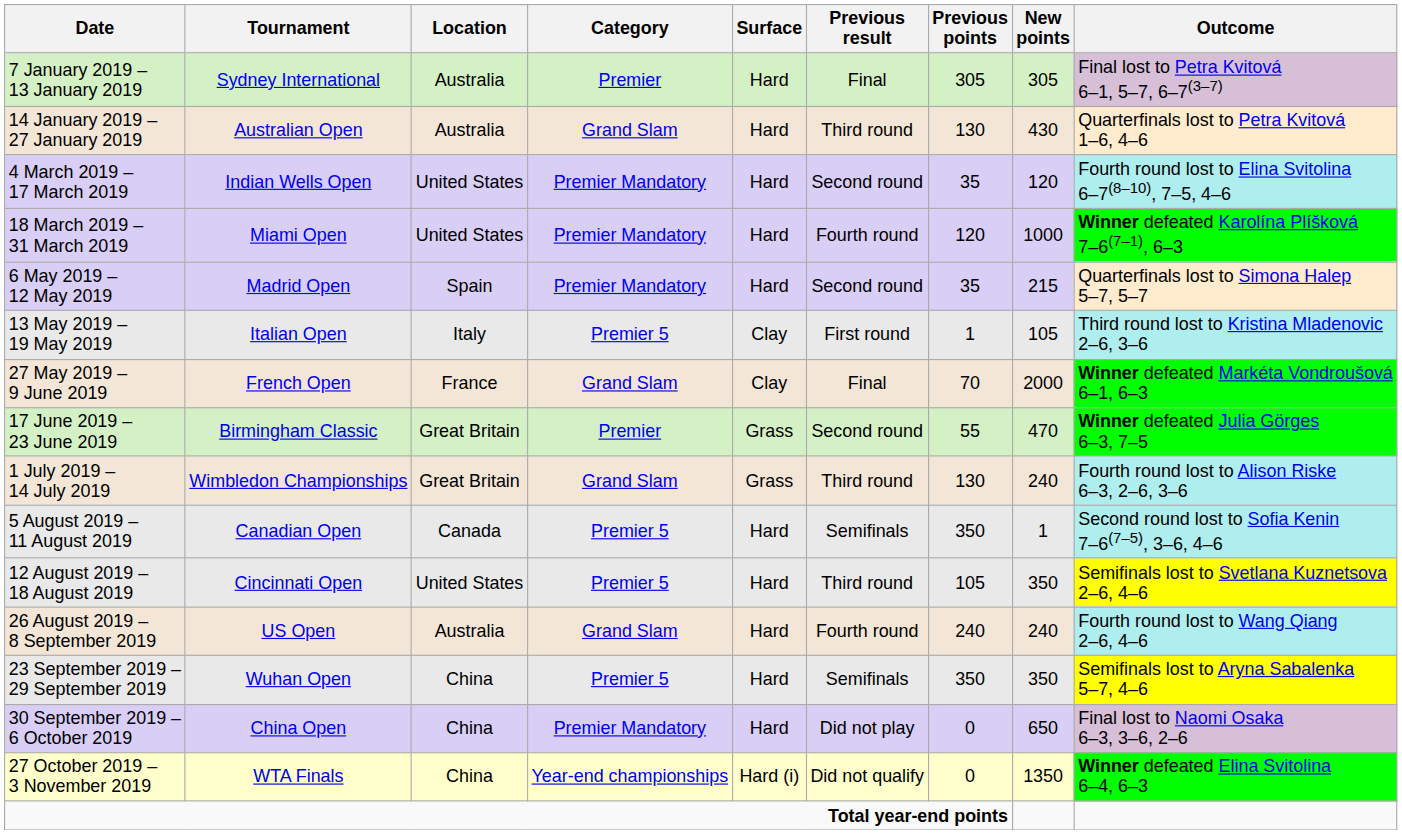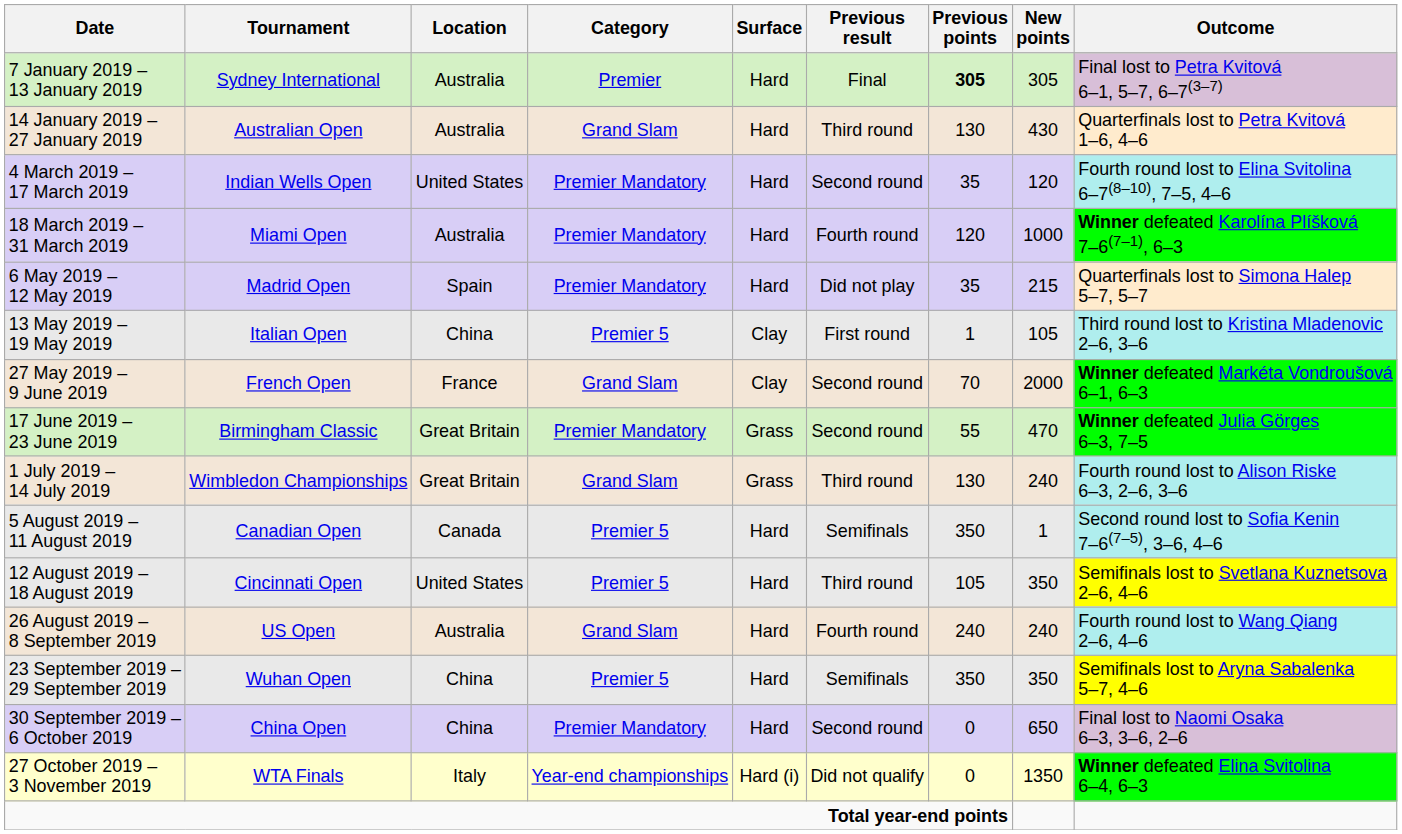(970, 79) normal -> (970, 79) bold
(469, 235) United States -> (470, 235) Australia
(867, 286) Second round -> (867, 286) Did not play
(470, 334) Italy -> (470, 334) China
(867, 383) Final -> (867, 383) Second round
(630, 431) Premier -> (630, 431) Premier Mandatory
(867, 728) Did not play -> (867, 728) Second round
(470, 776) China -> (470, 776) Italy
